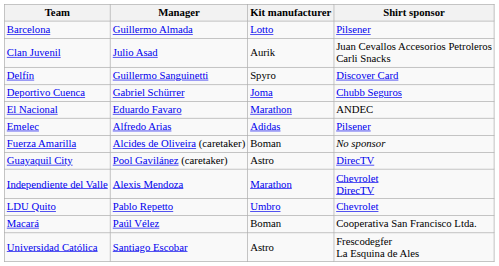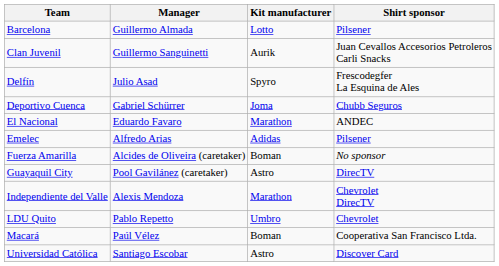(135, 53) Julio Asad -> (161, 53) Guillermo Sanguinetti
(161, 76) Guillermo Sanguinetti -> (135, 82) Julio Asad
(367, 76) Discover Card -> (378, 82) Frescodegfer La Esquina de Ales
(378, 247) Frescodegfer La Esquina de Ales -> (367, 253) Discover Card
